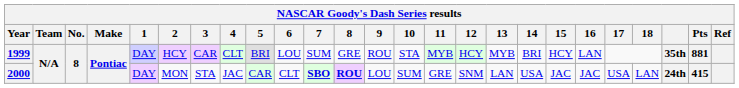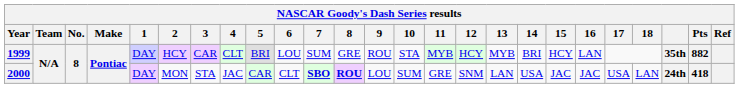(700, 53) 881 -> (700, 53) 882
(700, 73) 415 -> (700, 73) 418
